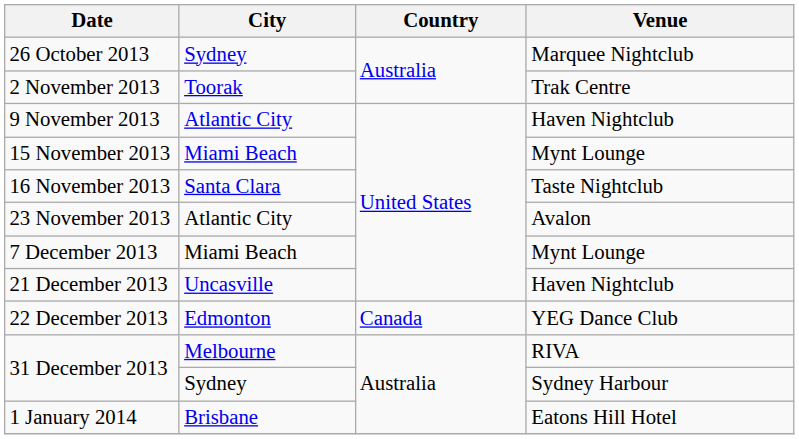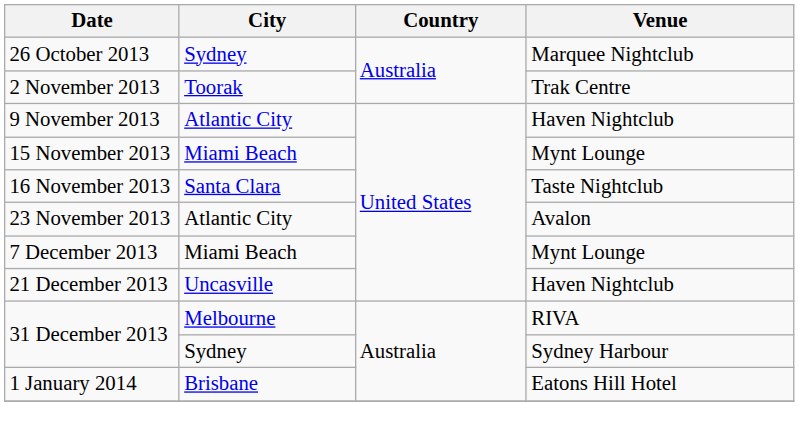- row: (89, 317)
